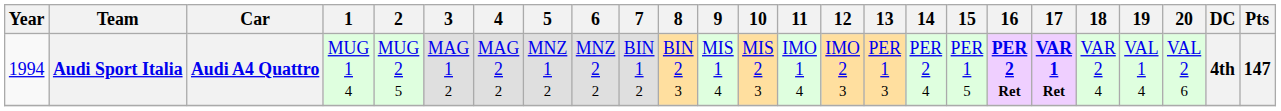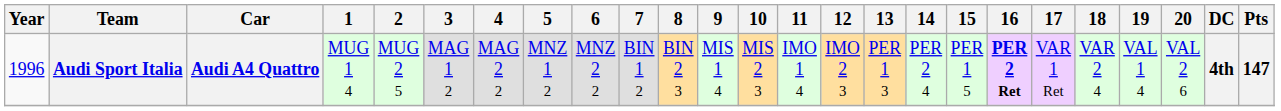(27, 69) 1994 -> (27, 69) 1996
(1054, 69) bold -> (1053, 68) normal
